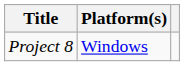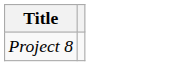- column: (124, 18)
